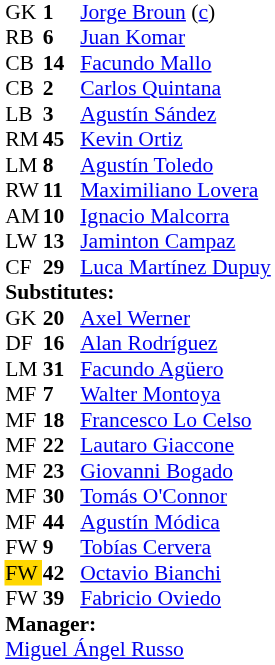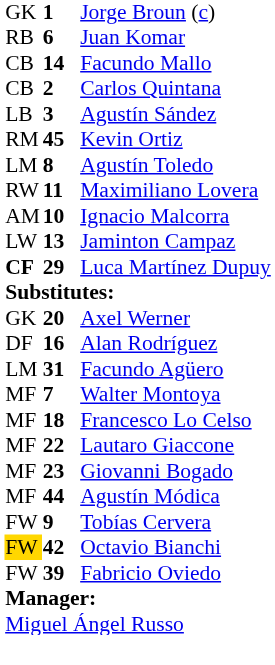(18, 266) normal -> (20, 266) bold
- row: (154, 496)
